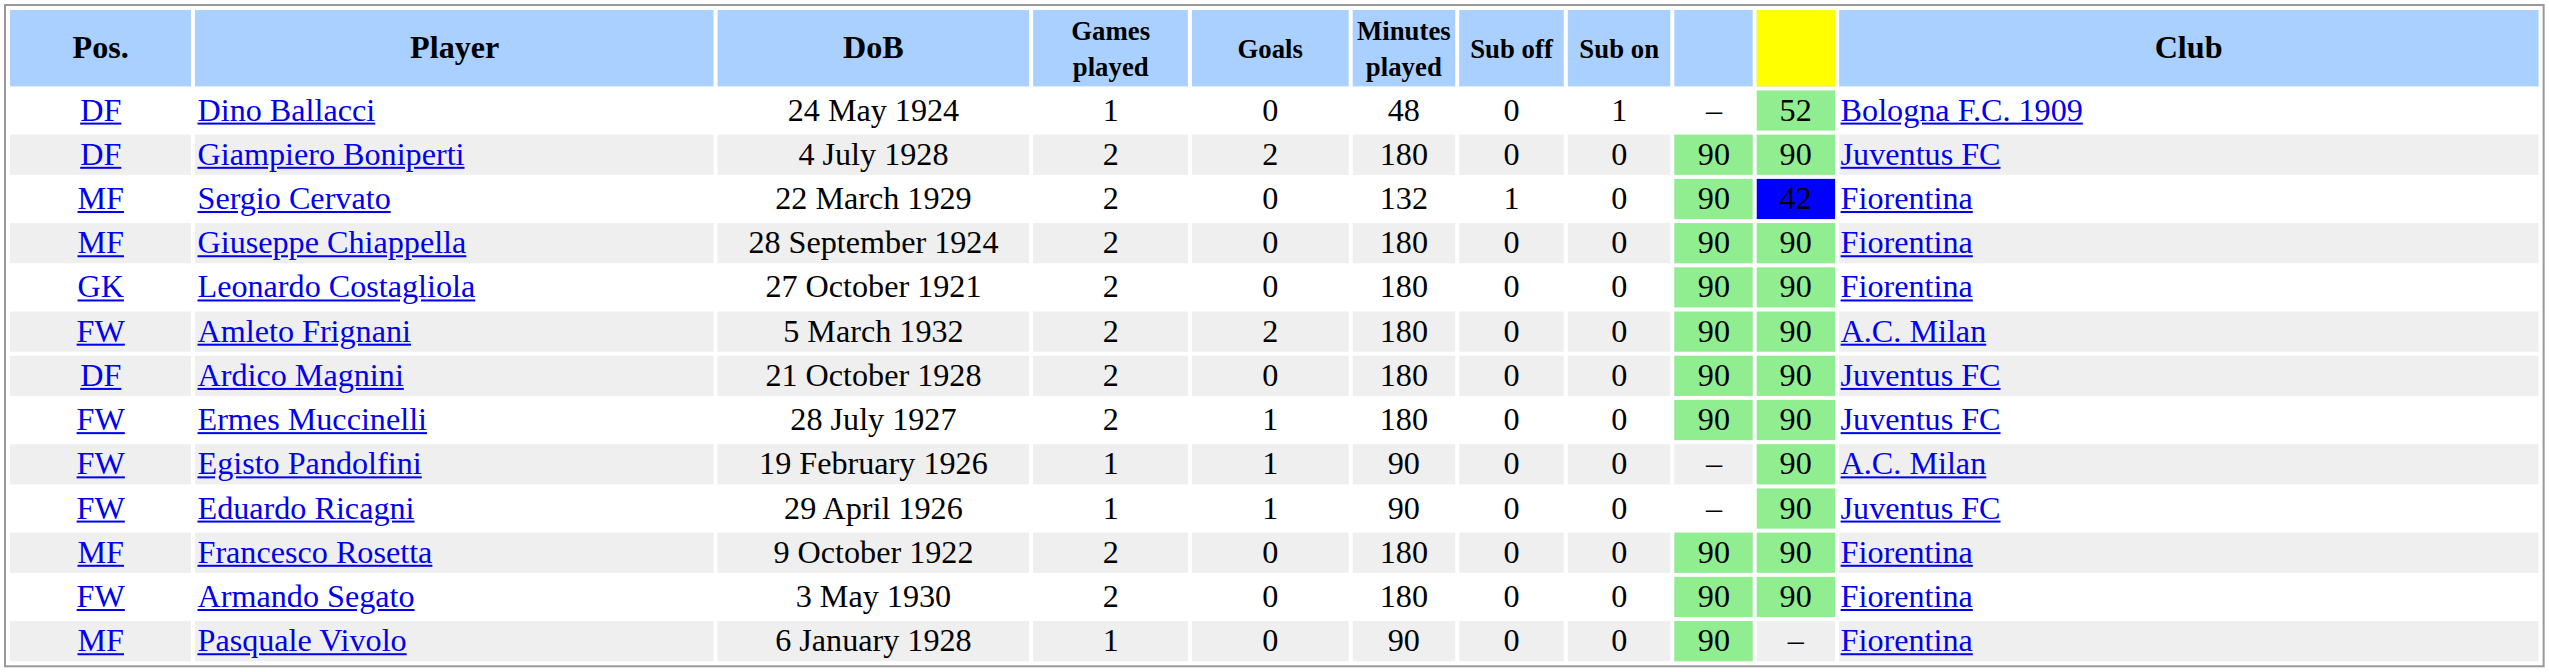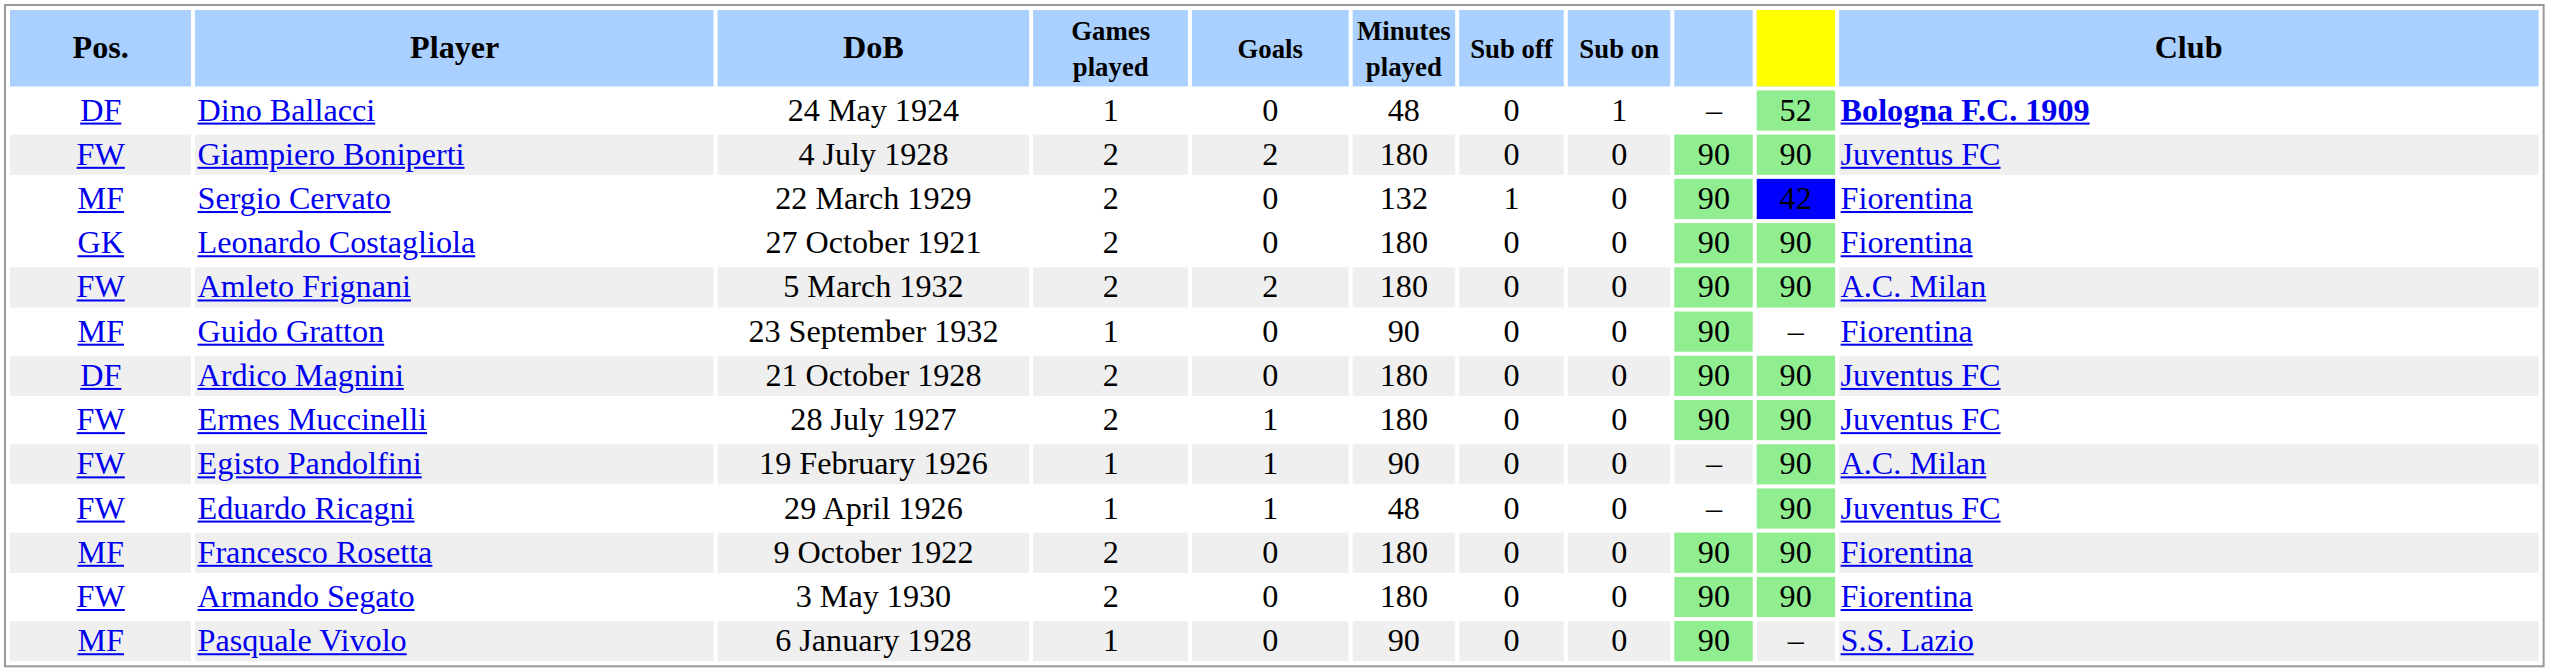(1962, 110) normal -> (1965, 110) bold
(101, 154) DF -> (101, 154) FW
- row: (332, 242)
+ row: (291, 331)
(1404, 508) 90 -> (1404, 508) 48
(1907, 640) Fiorentina -> (1907, 640) S.S. Lazio
